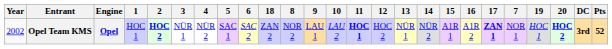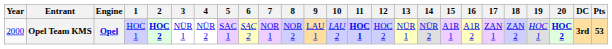columns swapped: (516, 11) <-> (270, 11)
(15, 31) 2002 -> (15, 31) 2000
(493, 31) bold -> (493, 31) normal
(600, 31) 52 -> (599, 31) 53
